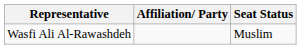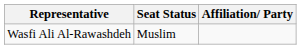columns swapped: (182, 14) <-> (263, 14)
